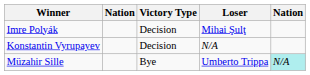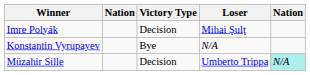(158, 45) Decision -> (148, 45) Bye
(148, 62) Bye -> (158, 62) Decision
